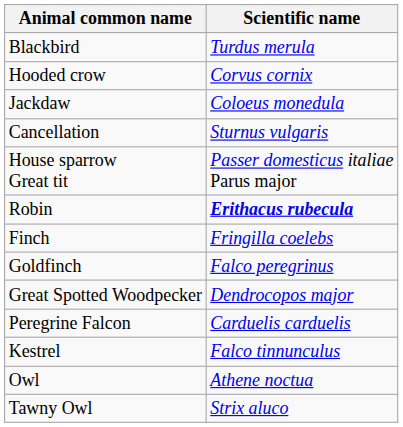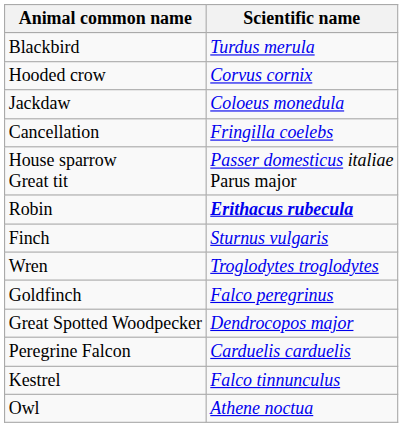(269, 132) Sturnus vulgaris -> (272, 132) Fringilla coelebs
(272, 237) Fringilla coelebs -> (269, 237) Sturnus vulgaris
+ row: (28, 266)
- row: (51, 408)
